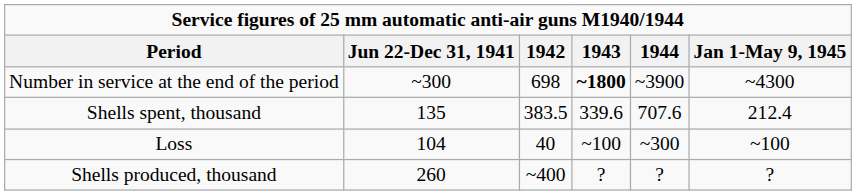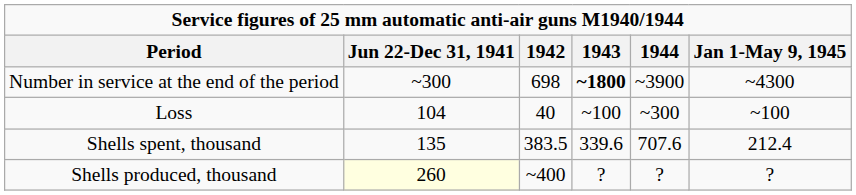rows swapped: (174, 143) <-> (174, 112)
(431, 174) no background -> (431, 174) lightyellow background
